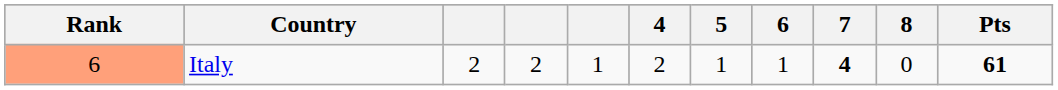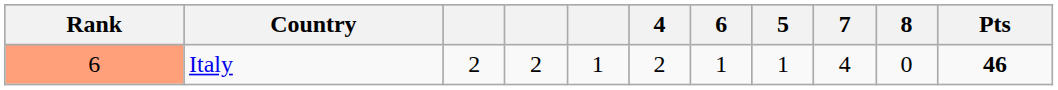columns swapped: (721, 24) <-> (783, 24)
(845, 64) bold -> (845, 64) normal
(995, 64) 61 -> (995, 64) 46
